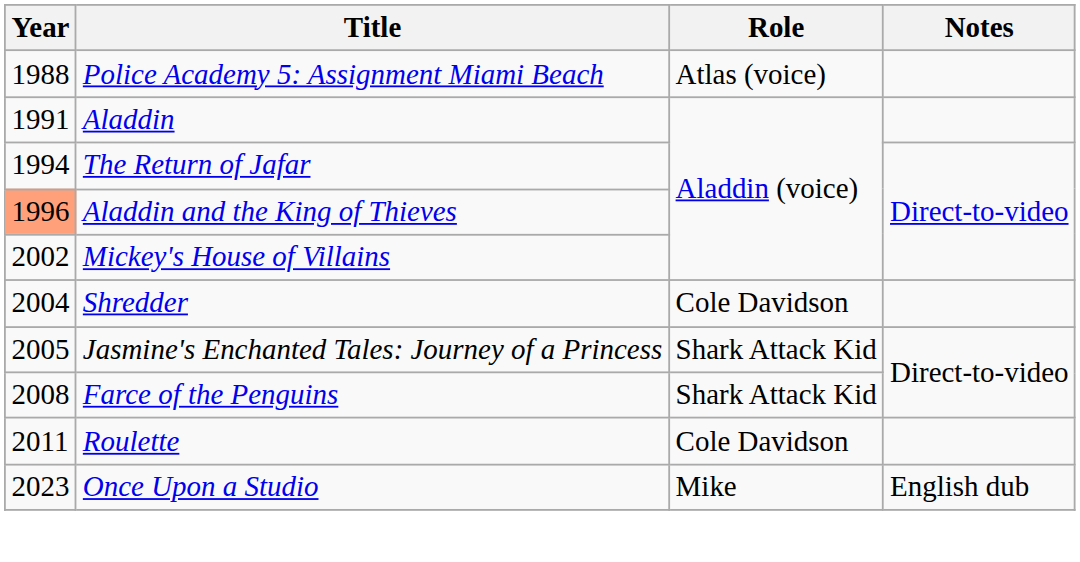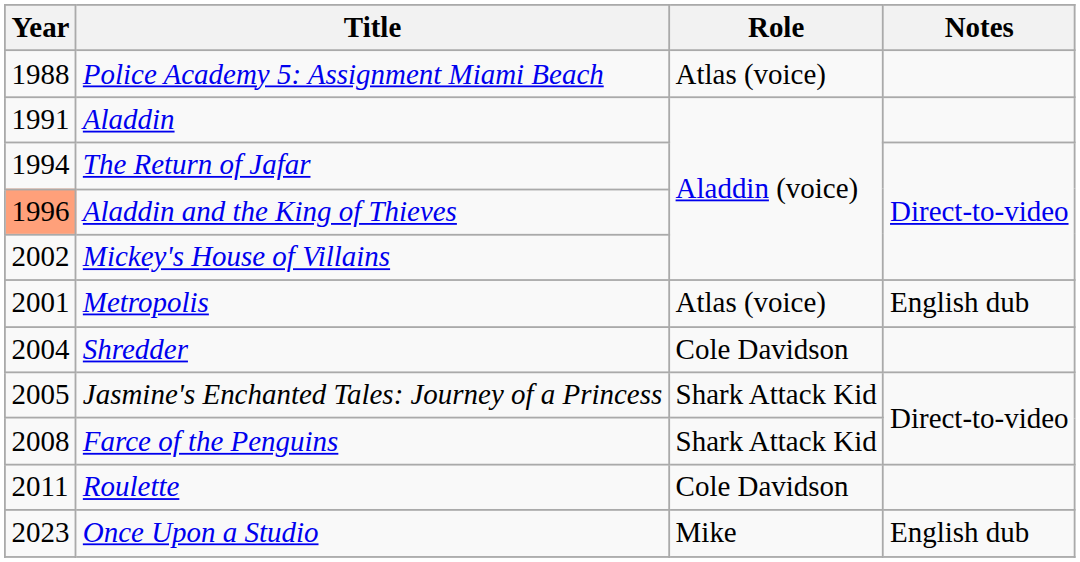+ row: (146, 303)
